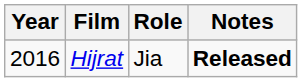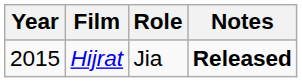(35, 58) 2016 -> (35, 58) 2015
